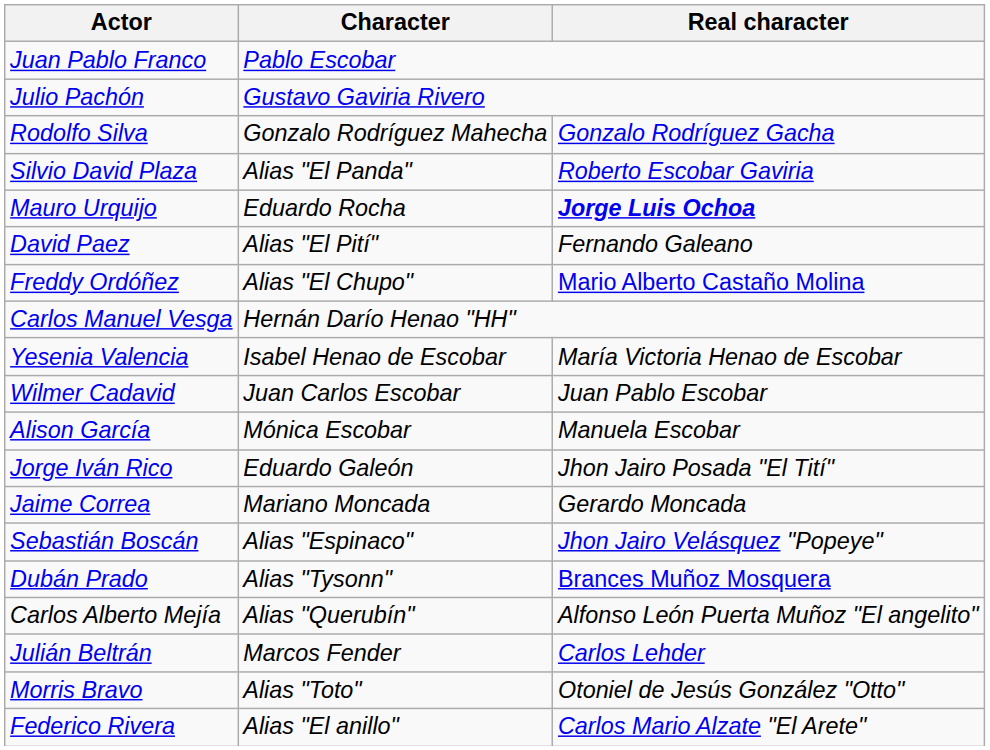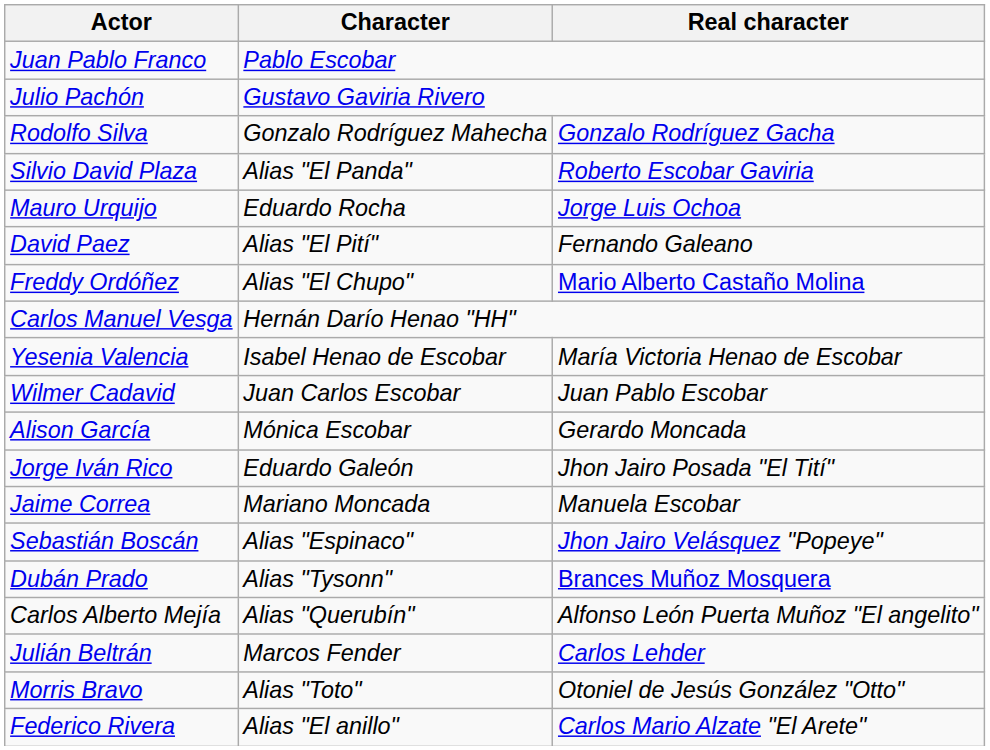(657, 208) bold -> (650, 208) normal
(649, 430) Manuela Escobar -> (652, 430) Gerardo Moncada
(652, 504) Gerardo Moncada -> (649, 504) Manuela Escobar
